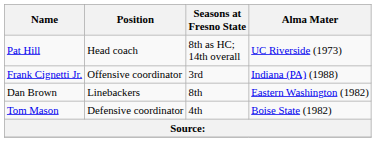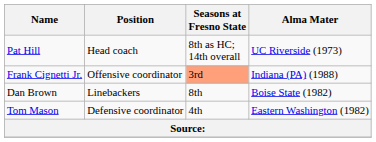(196, 74) no background -> (196, 74) lightsalmon background
(310, 92) Eastern Washington (1982) -> (291, 92) Boise State (1982)
(291, 110) Boise State (1982) -> (310, 110) Eastern Washington (1982)
